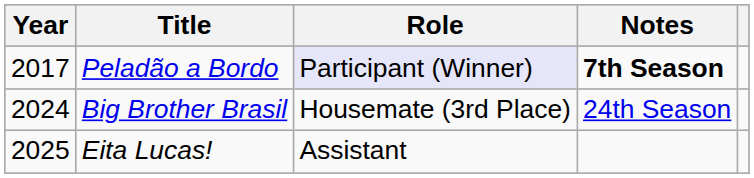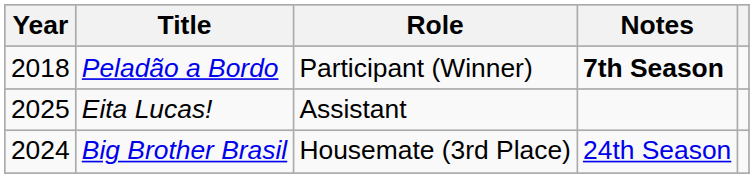(40, 67) 2017 -> (40, 67) 2018
(416, 67) lavender background -> (416, 67) no background
rows swapped: (185, 109) <-> (147, 151)
